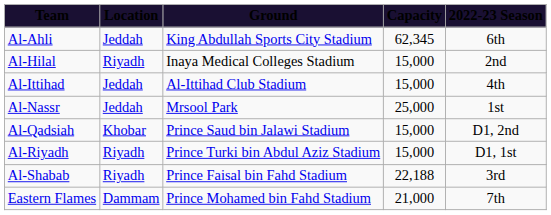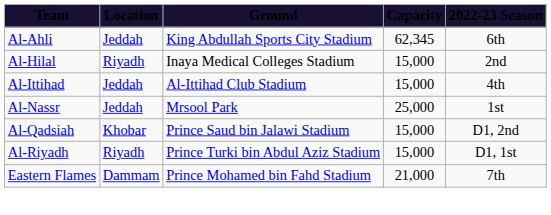- row: (39, 175)
